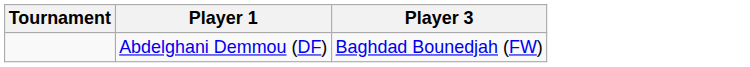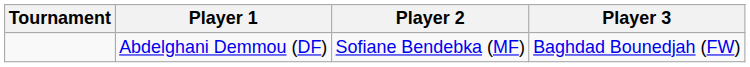+ column: (430, 18)
